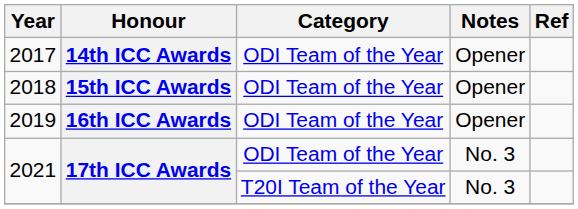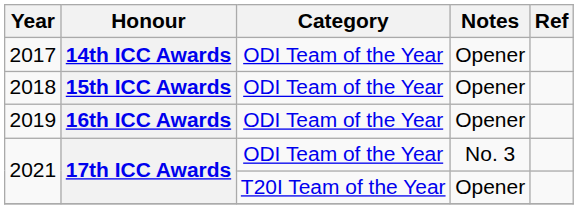(490, 187) No. 3 -> (490, 187) Opener
